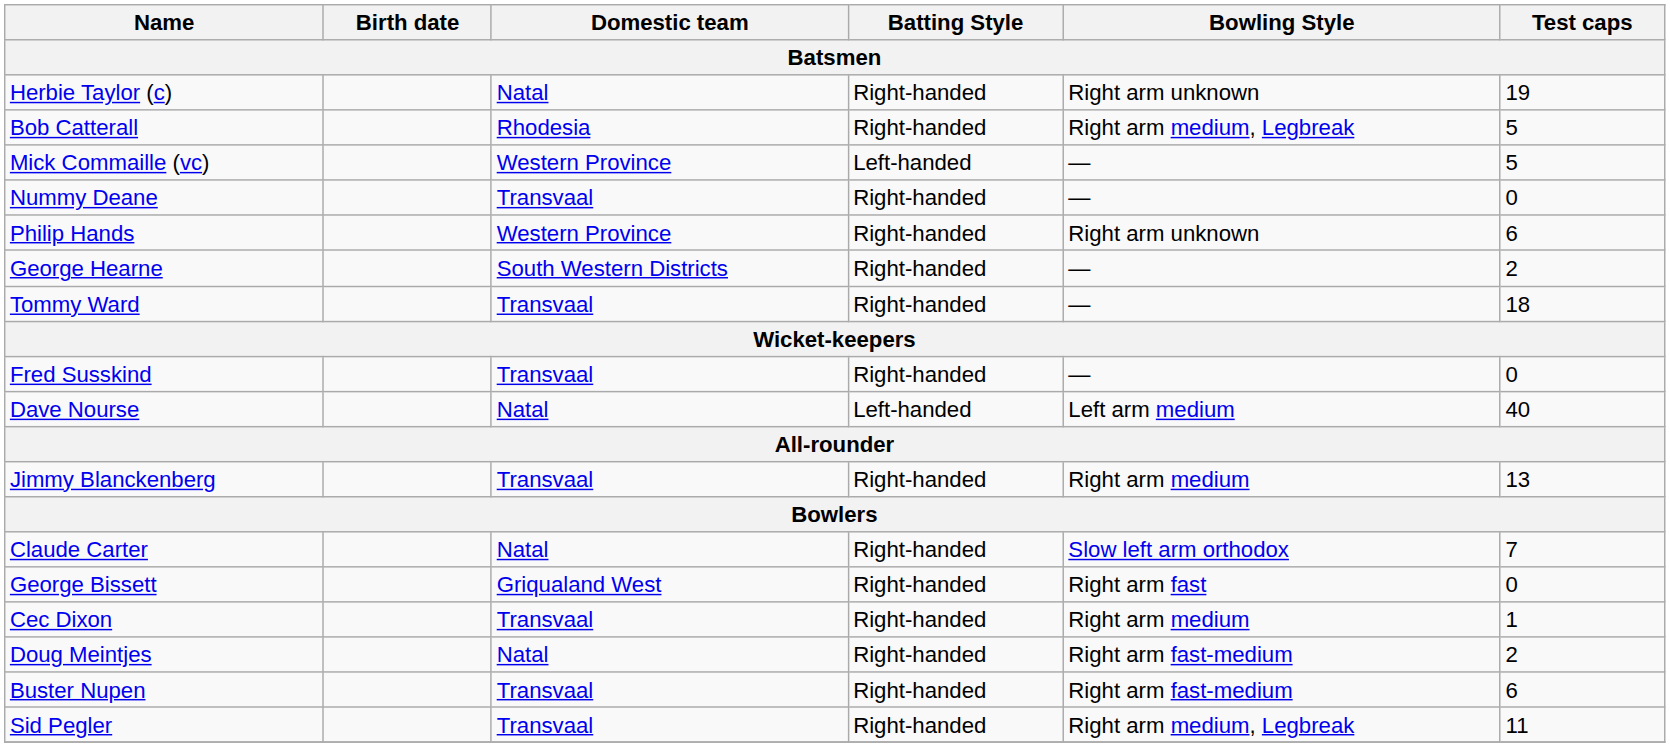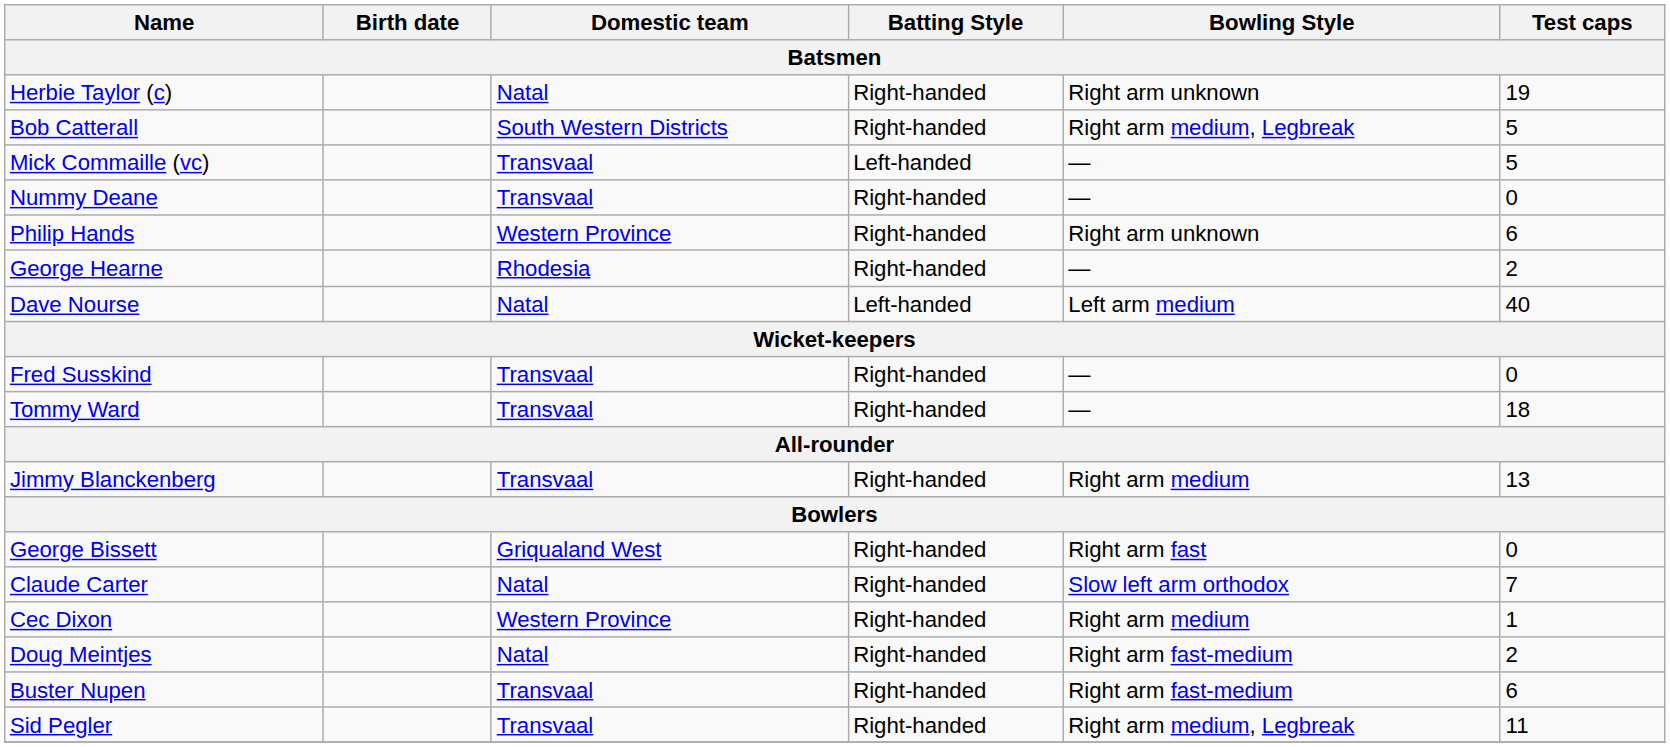(544, 128) Rhodesia -> (612, 128) South Western Districts
(584, 163) Western Province -> (545, 163) Transvaal
(612, 268) South Western Districts -> (544, 268) Rhodesia
rows swapped: (75, 409) <-> (75, 304)
rows swapped: (83, 585) <-> (79, 549)
(545, 620) Transvaal -> (584, 620) Western Province
